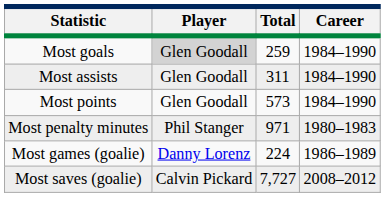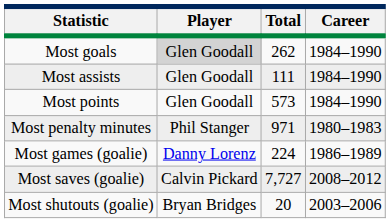(278, 51) 259 -> (283, 51) 262
(278, 76) 311 -> (283, 76) 111
+ row: (81, 204)
